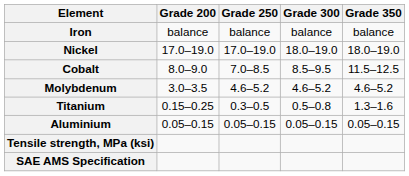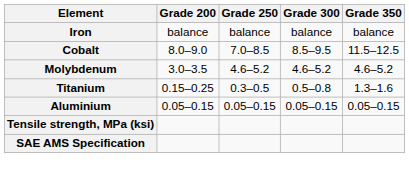- row: (81, 50)
